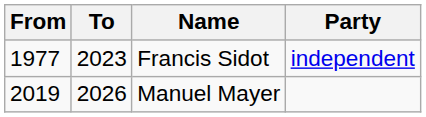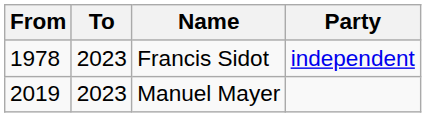(35, 58) 1977 -> (35, 58) 1978
(102, 93) 2026 -> (102, 93) 2023
